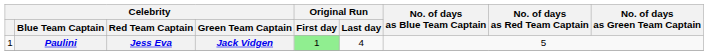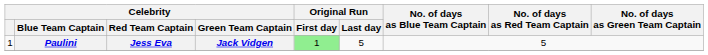(361, 43) 4 -> (361, 43) 5
